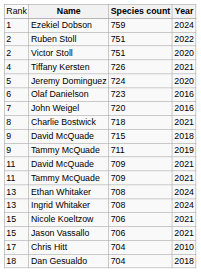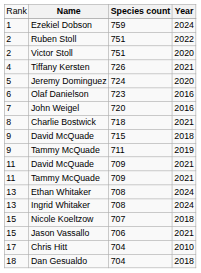(118, 220) 706 -> (118, 220) 707
(184, 220) 2021 -> (184, 220) 2018
